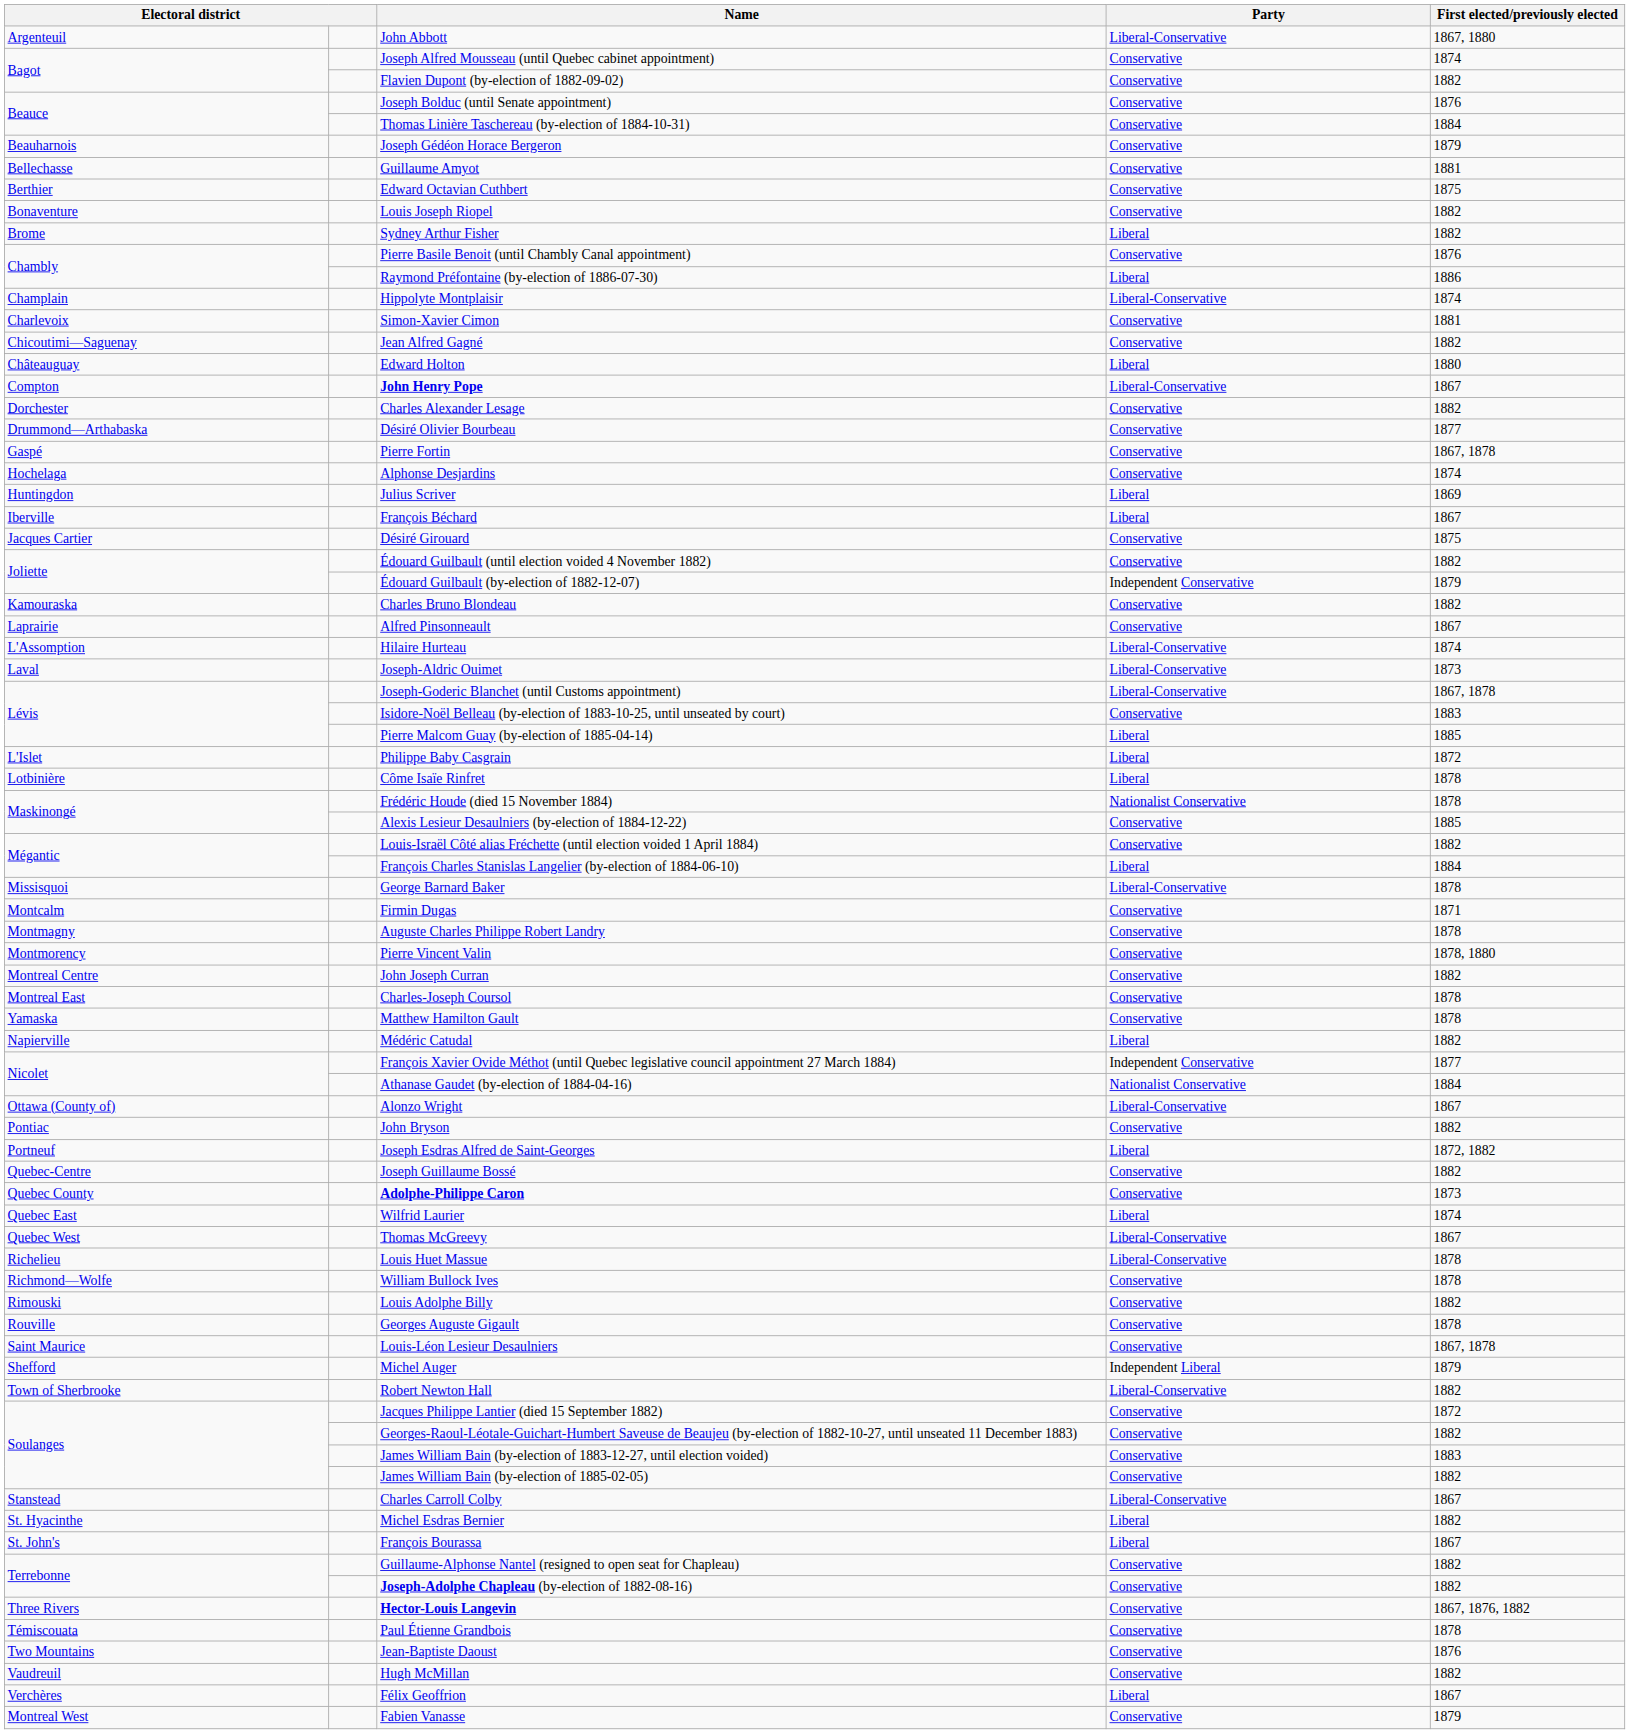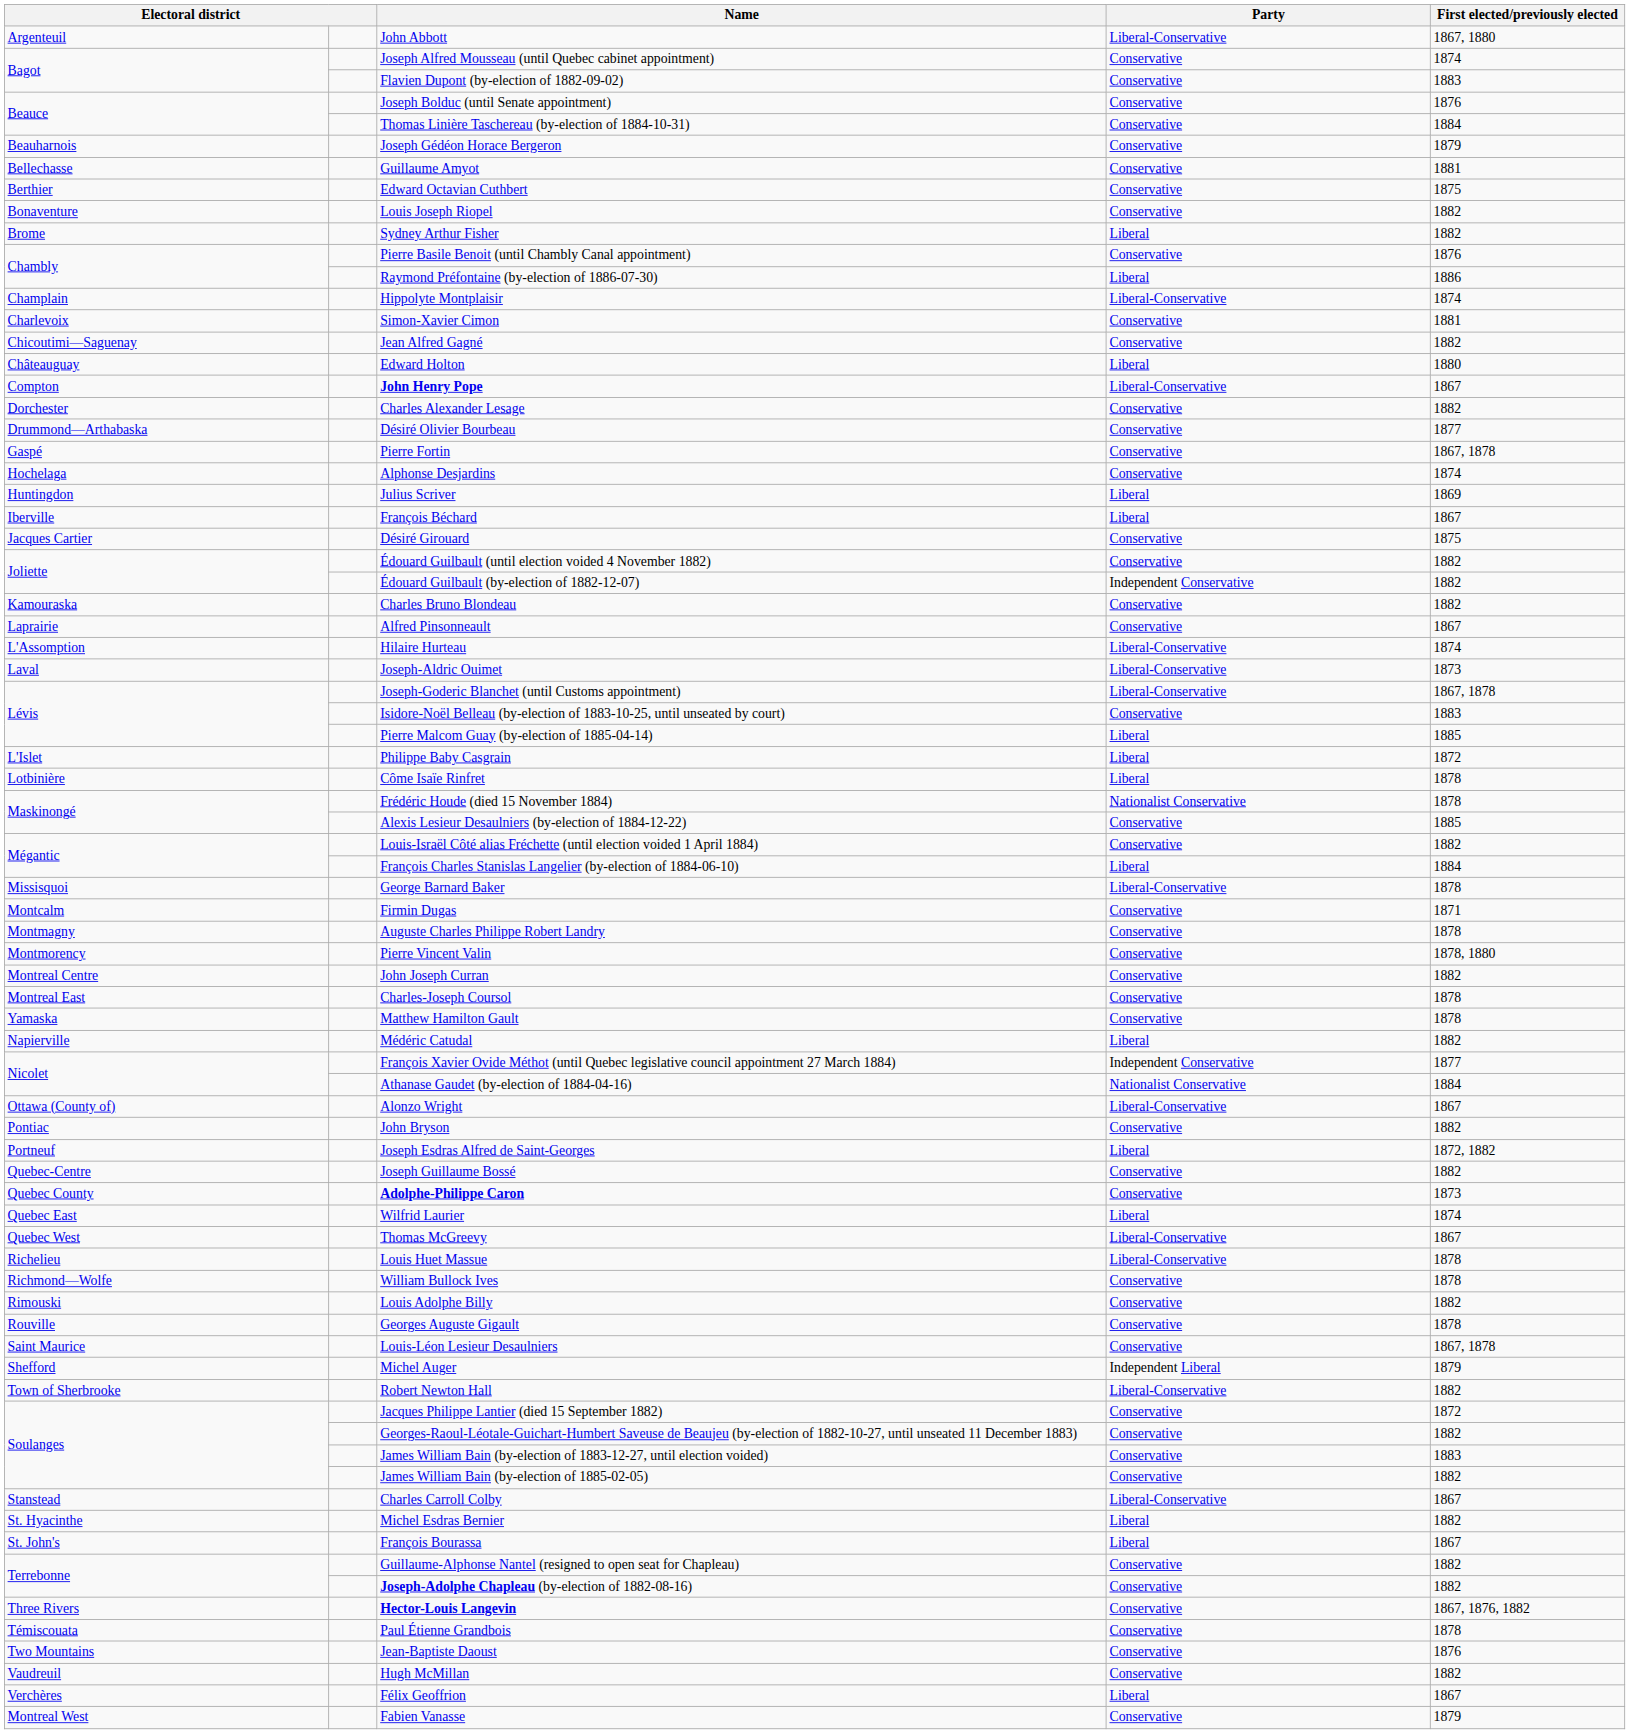(1447, 80) 1882 -> (1447, 80) 1883
(1447, 582) 1879 -> (1447, 582) 1882
